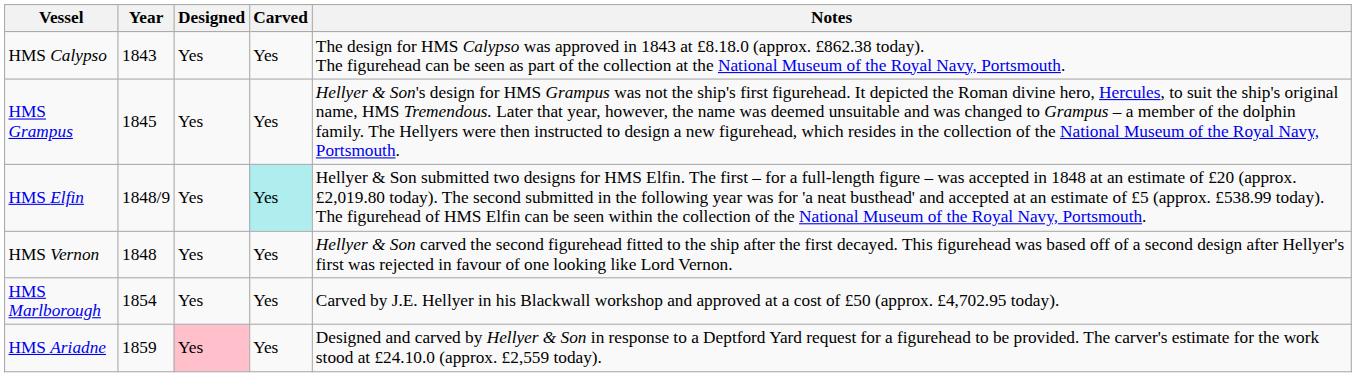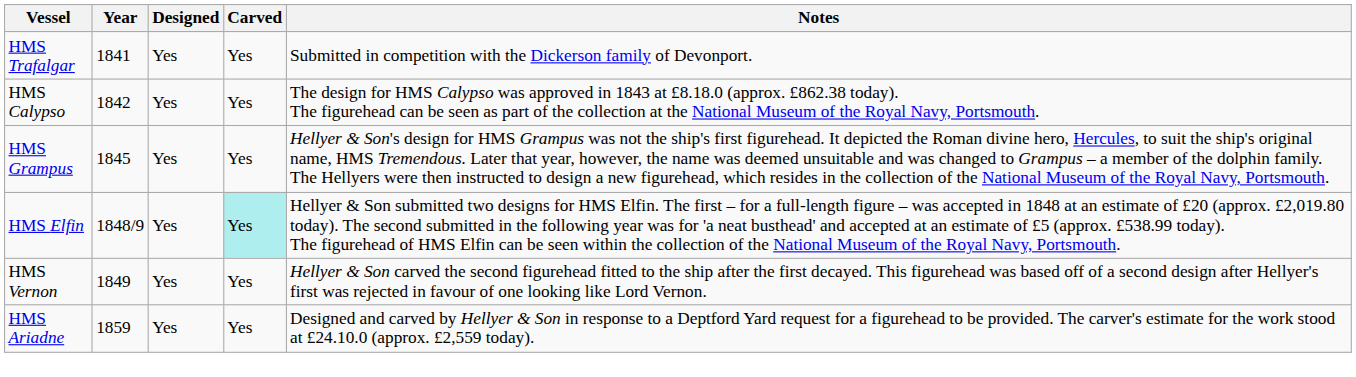+ row: (42, 55)
(139, 55) 1843 -> (113, 102) 1842
(139, 254) 1848 -> (113, 281) 1849
- row: (55, 301)
(191, 347) pink background -> (165, 328) no background
